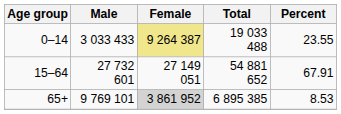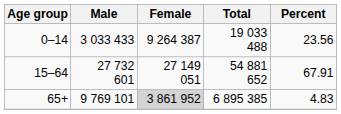(174, 40) khaki background -> (174, 40) no background
(318, 40) 23.55 -> (318, 40) 23.56
(322, 99) 8.53 -> (322, 99) 4.83
